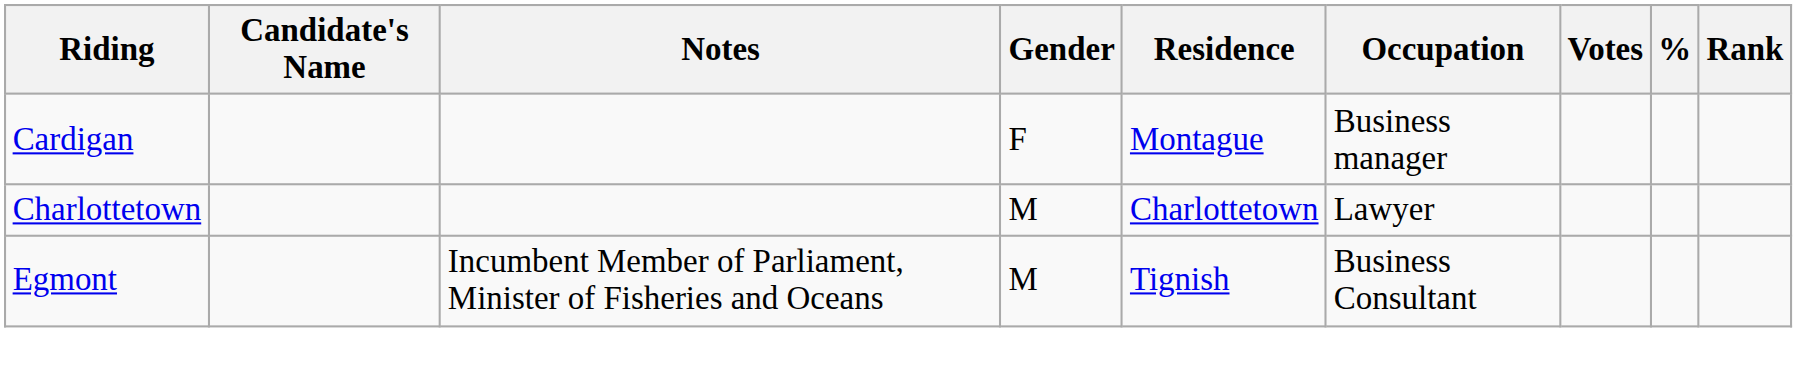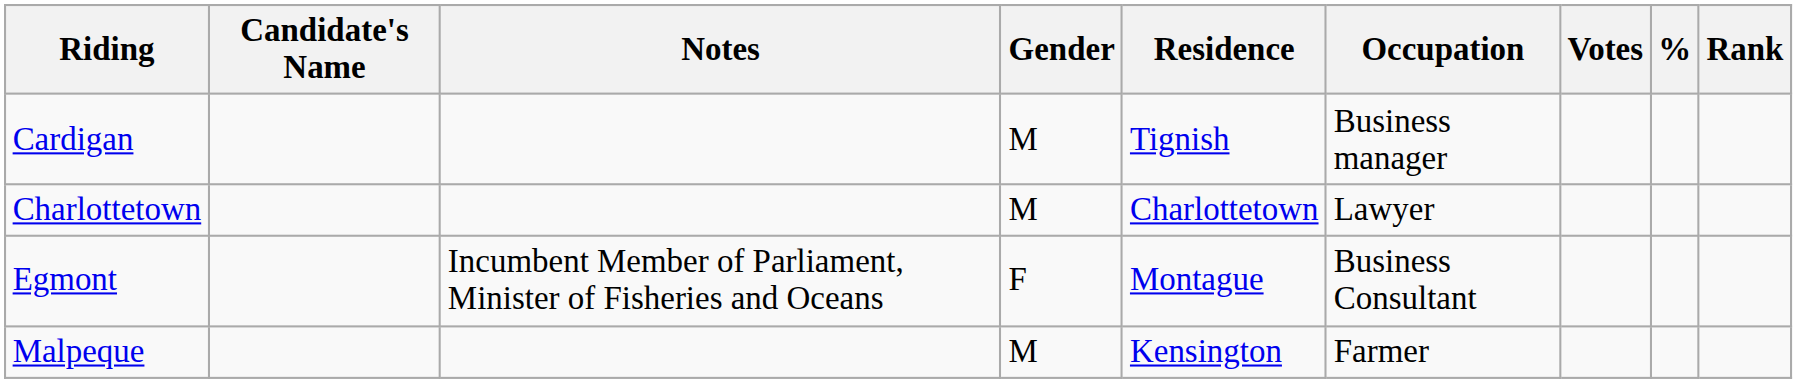(1018, 138) F -> (1023, 138) M
(1197, 138) Montague -> (1180, 138) Tignish
(1023, 280) M -> (1018, 280) F
(1180, 280) Tignish -> (1197, 280) Montague
+ row: (79, 350)
